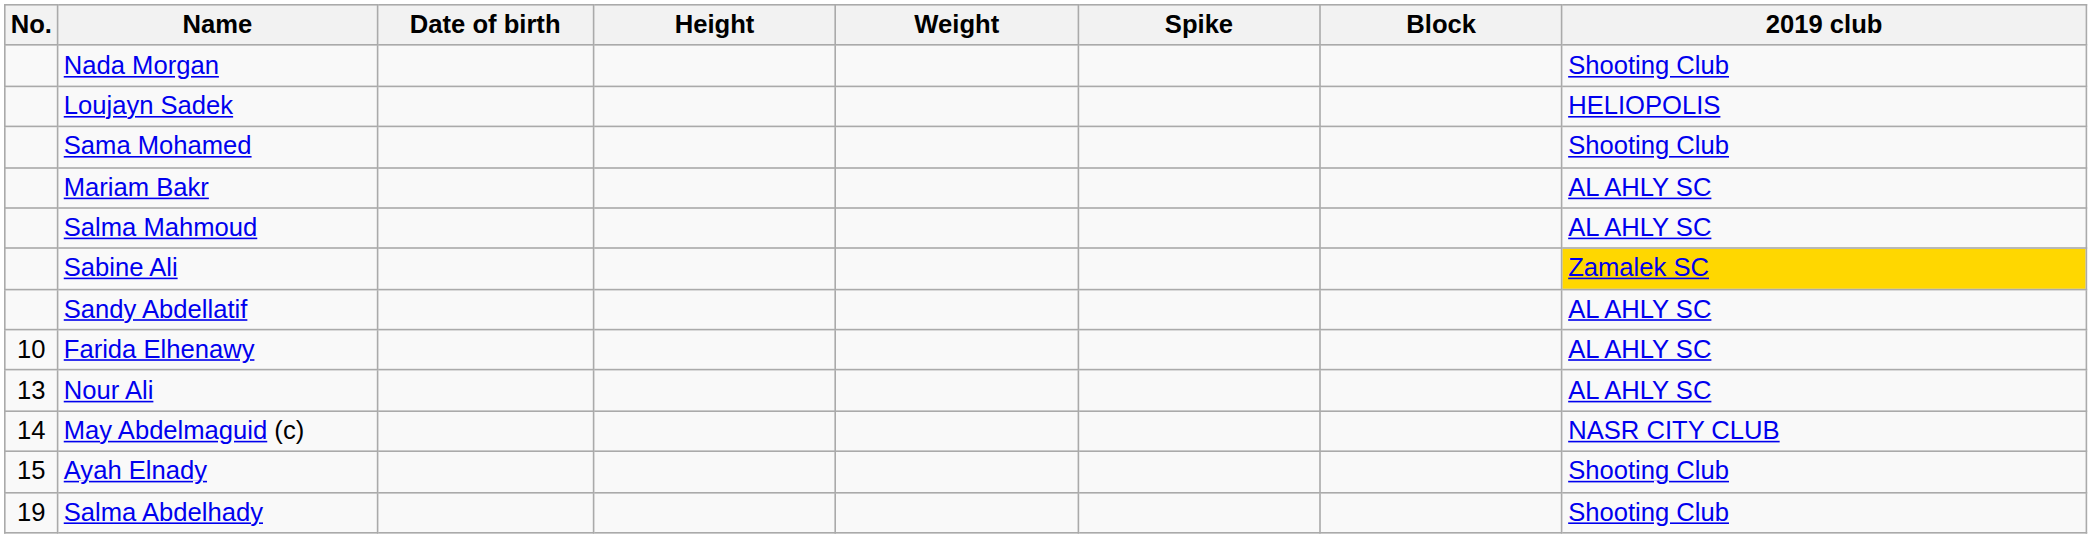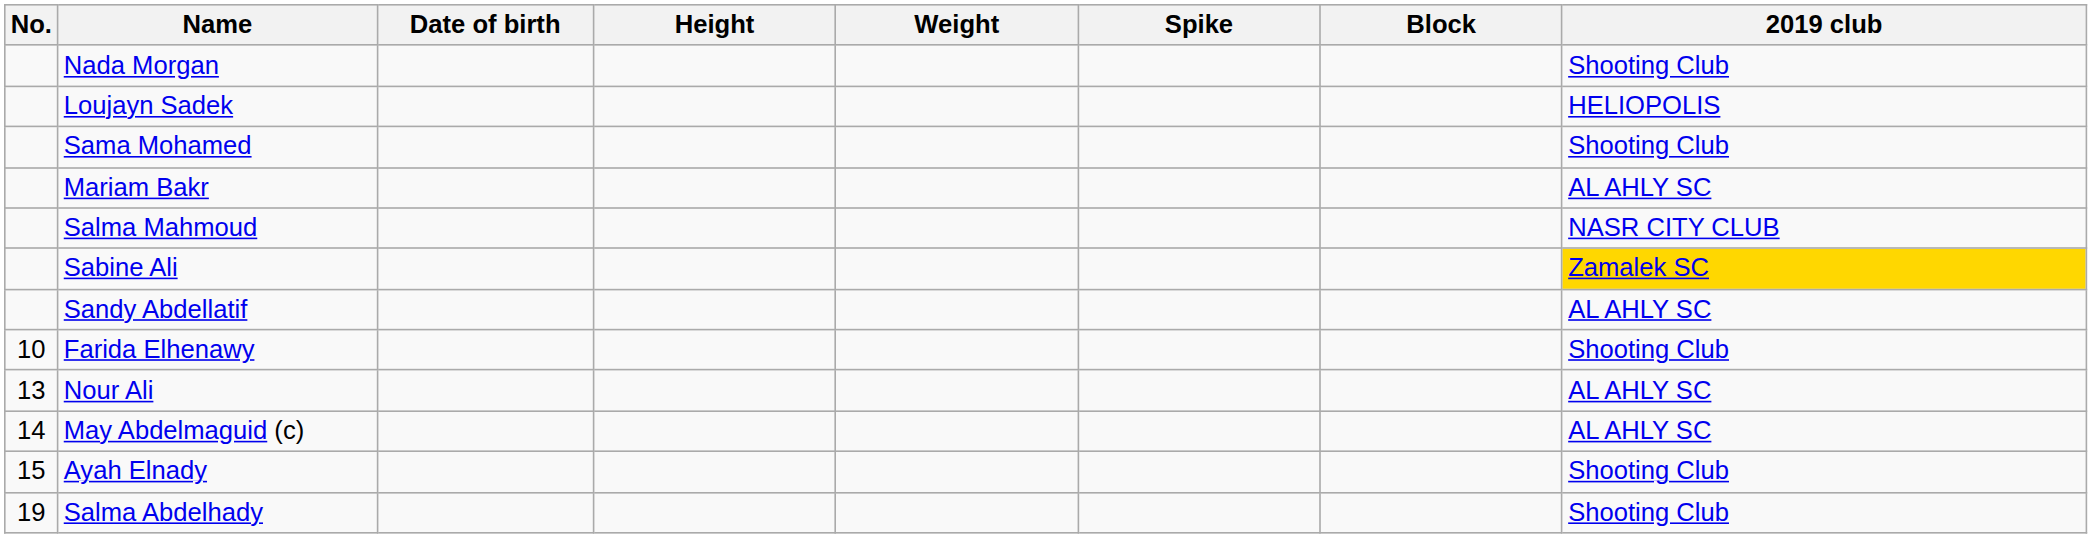(1640, 227) AL AHLY SC -> (1674, 227) NASR CITY CLUB
(1640, 349) AL AHLY SC -> (1649, 349) Shooting Club
(1674, 430) NASR CITY CLUB -> (1640, 430) AL AHLY SC
